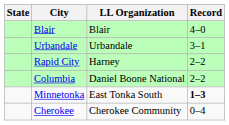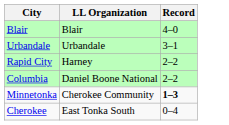- column: (18, 12)
(126, 95) East Tonka South -> (108, 95) Cherokee Community
(135, 111) Cherokee Community -> (98, 111) East Tonka South
